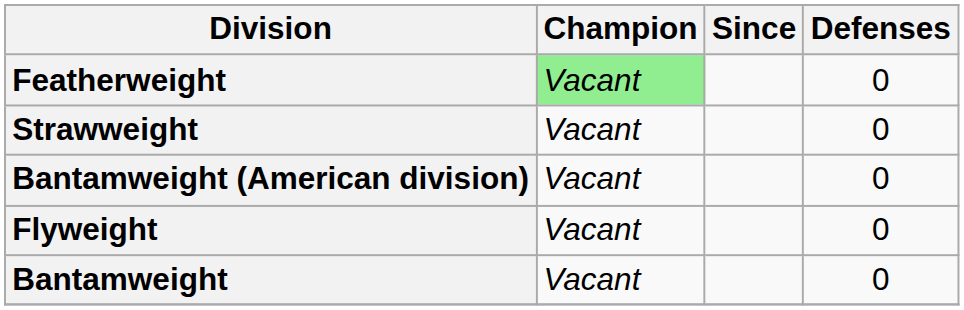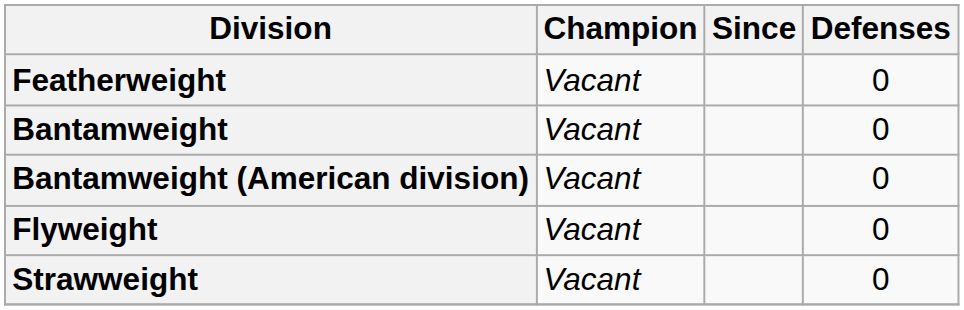(592, 79) lightgreen background -> (592, 79) no background
rows swapped: (120, 279) <-> (105, 129)
